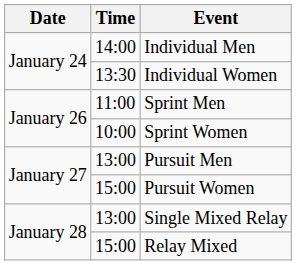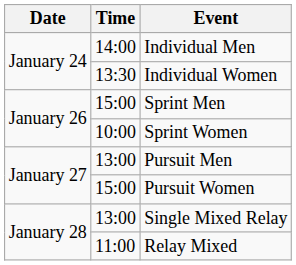(115, 103) 11:00 -> (116, 103) 15:00
(116, 246) 15:00 -> (115, 246) 11:00
